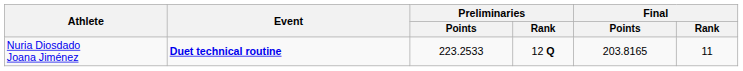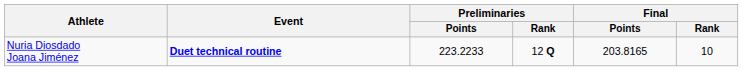(461, 52) 223.2533 -> (461, 52) 223.2233
(707, 52) 11 -> (707, 52) 10
